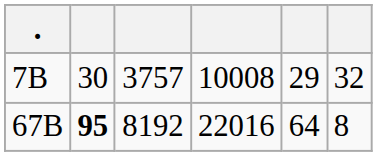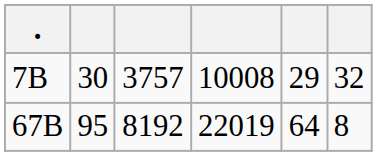(93, 126) bold -> (93, 126) normal
(236, 126) 22016 -> (236, 126) 22019
